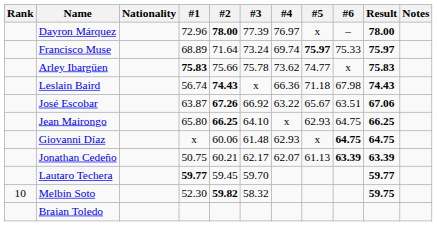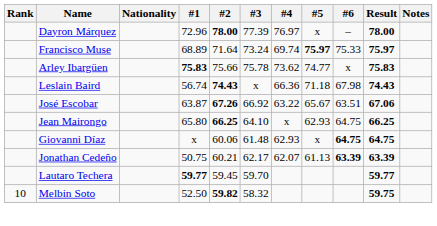(194, 193) 52.30 -> (194, 193) 52.50
- row: (71, 211)
